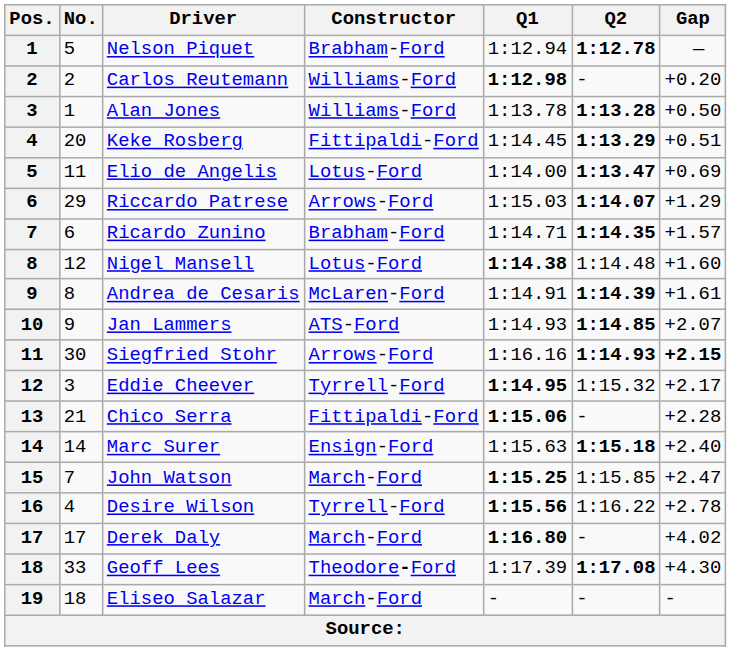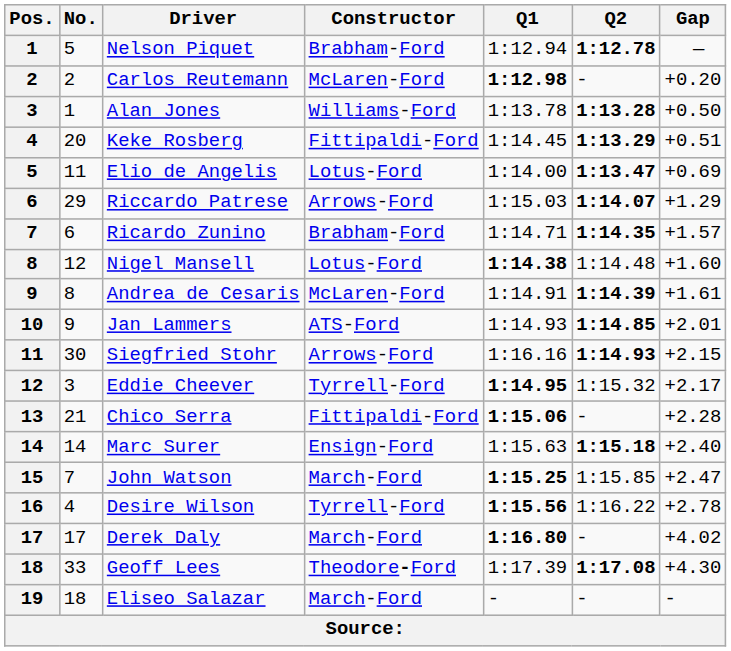(382, 81) Williams-Ford -> (377, 81) McLaren-Ford
(693, 325) +2.07 -> (693, 325) +2.01
(693, 356) bold -> (693, 356) normal
